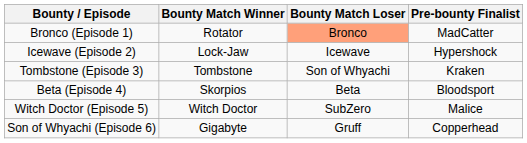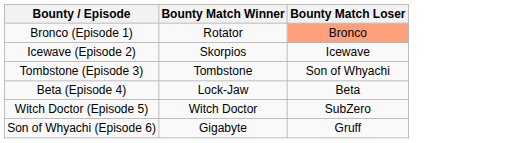- column: (465, 14)
(223, 52) Lock-Jaw -> (223, 52) Skorpios
(223, 90) Skorpios -> (223, 90) Lock-Jaw
